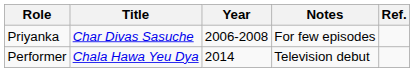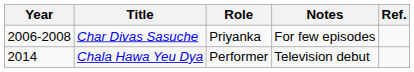columns swapped: (236, 15) <-> (37, 15)
